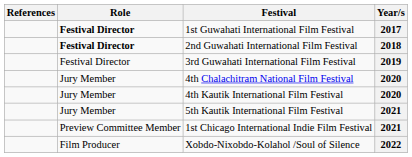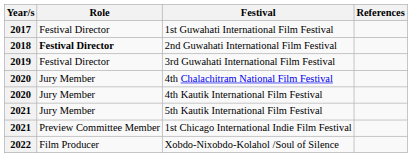columns swapped: (391, 12) <-> (31, 12)
(97, 29) bold -> (74, 29) normal
